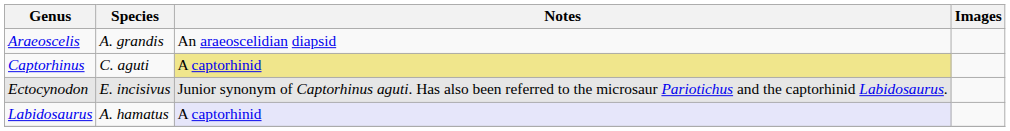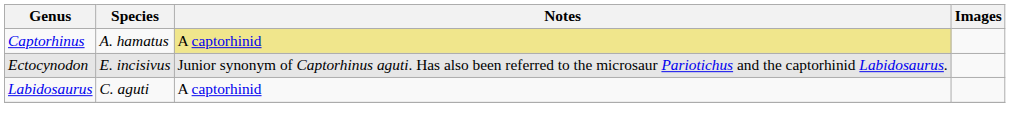- row: (44, 41)
(124, 65) C. aguti -> (134, 41) A. hamatus
(134, 114) A. hamatus -> (124, 89) C. aguti
(220, 114) lavender background -> (220, 89) no background
